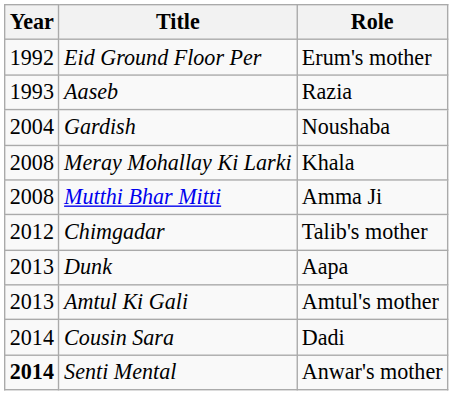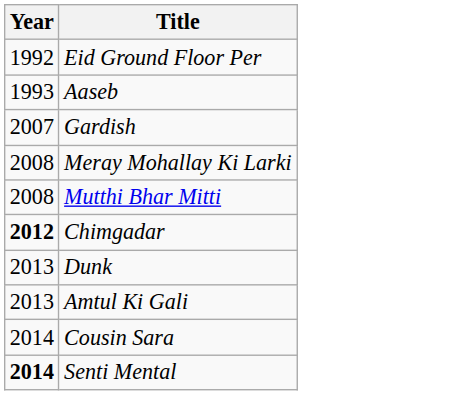- column: (372, 22)
(32, 127) 2004 -> (32, 127) 2007
(32, 232) normal -> (32, 232) bold
